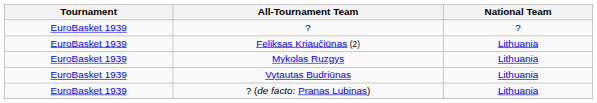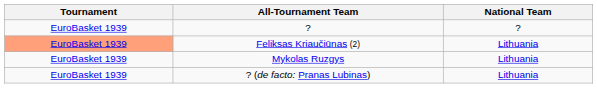(89, 43) no background -> (89, 43) lightsalmon background
- row: (308, 75)
